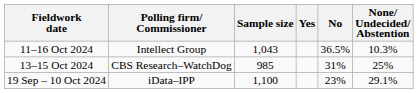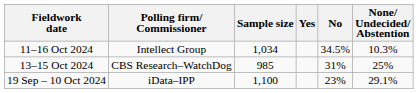(265, 49) 1,043 -> (265, 49) 1,034
(335, 49) 36.5% -> (335, 49) 34.5%
